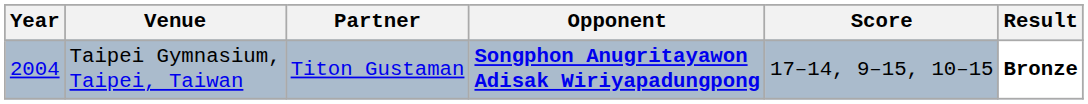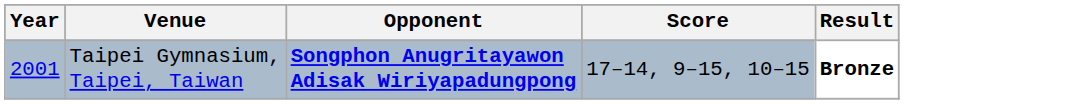- column: (378, 22)
(35, 69) 2004 -> (35, 69) 2001
